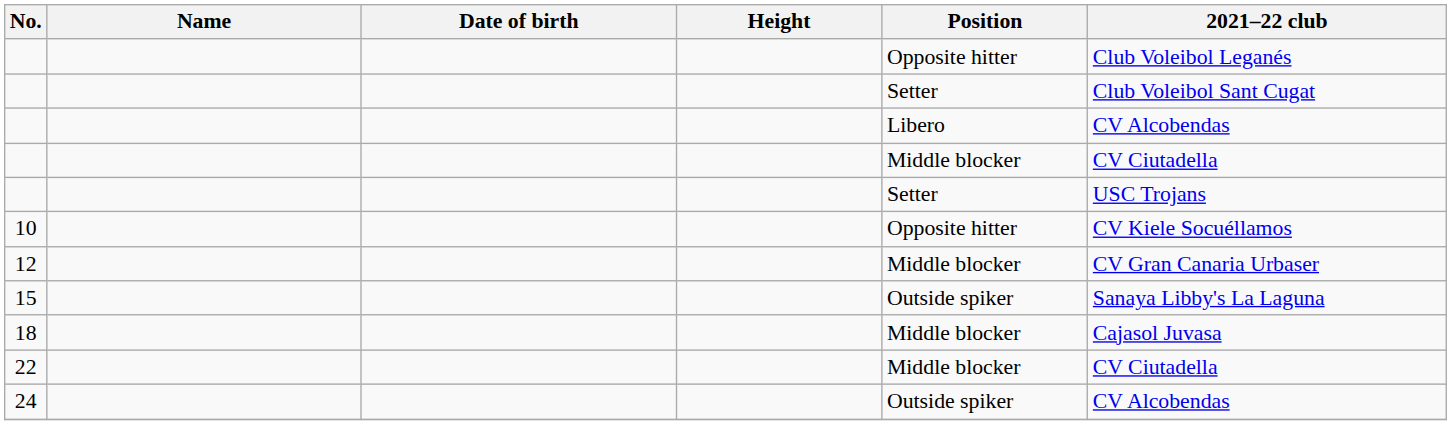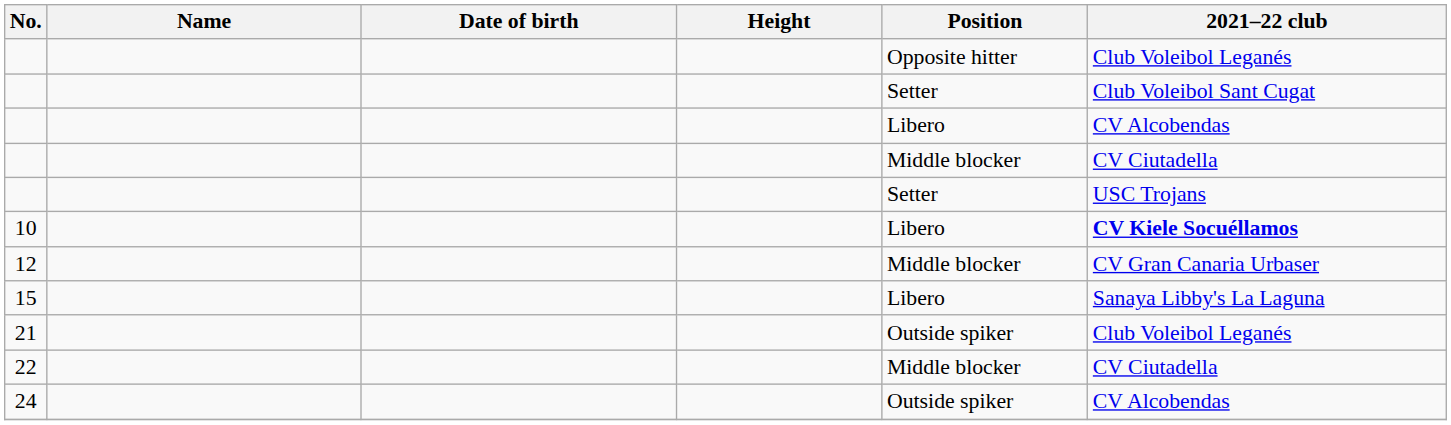(952, 228) Opposite hitter -> (916, 228) Libero
(1192, 228) normal -> (1195, 228) bold
(950, 297) Outside spiker -> (916, 297) Libero
- row: (26, 332)
+ row: (26, 332)
